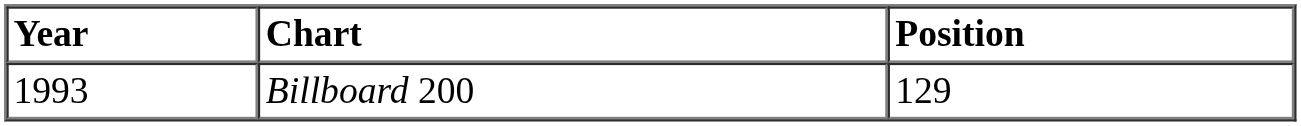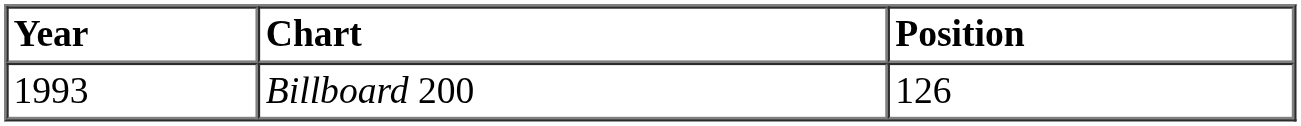(923, 90) 129 -> (923, 90) 126
